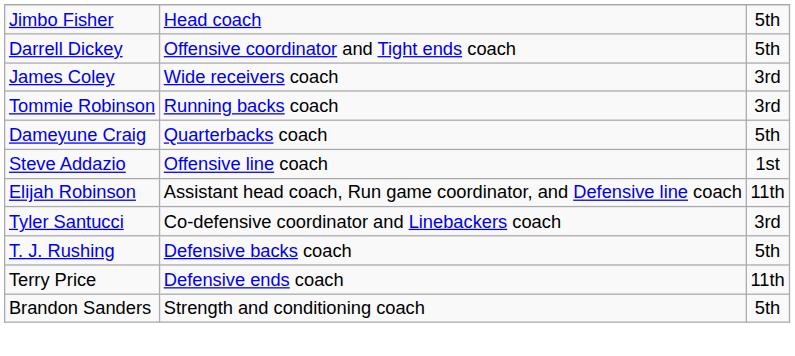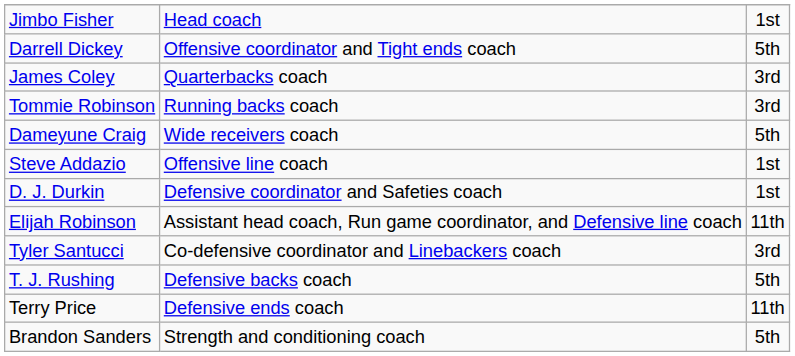(768, 19) 5th -> (768, 19) 1st
(251, 77) Wide receivers coach -> (246, 77) Quarterbacks coach
(246, 135) Quarterbacks coach -> (251, 135) Wide receivers coach
+ row: (57, 193)
